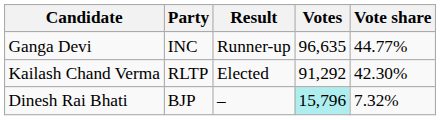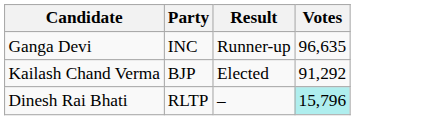- column: (393, 18)
(188, 73) RLTP -> (182, 73) BJP
(182, 100) BJP -> (188, 100) RLTP
